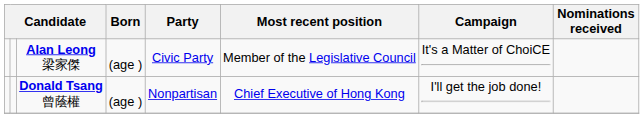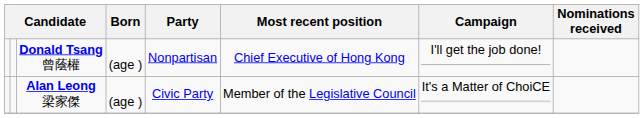rows swapped: (61, 94) <-> (61, 56)
